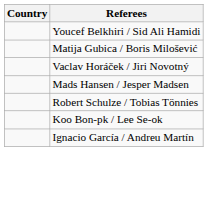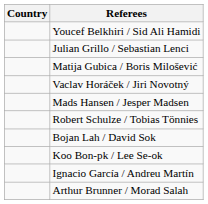+ row: (121, 48)
+ row: (104, 137)
+ row: (120, 191)
